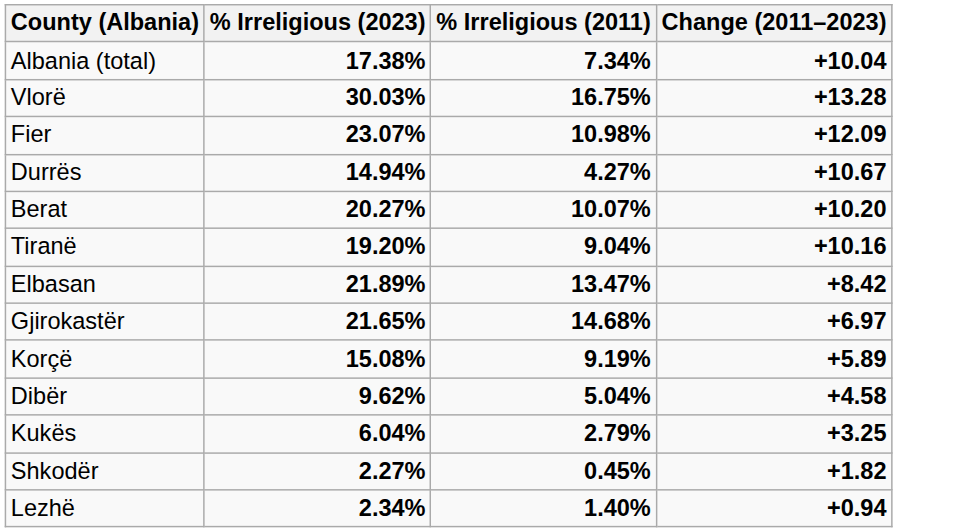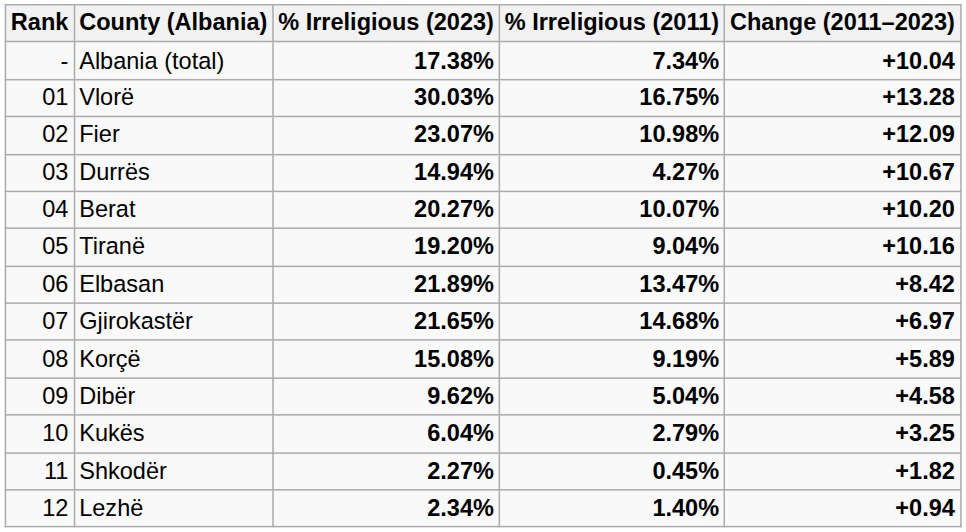+ column: (40, 23)
